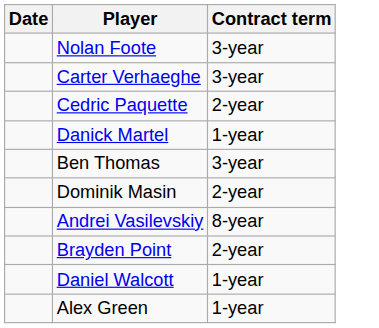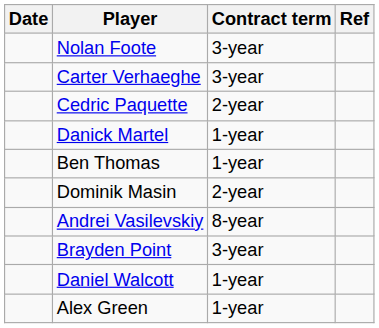+ column: (354, 18)
(238, 163) 3-year -> (238, 163) 1-year
(238, 250) 2-year -> (238, 250) 3-year
